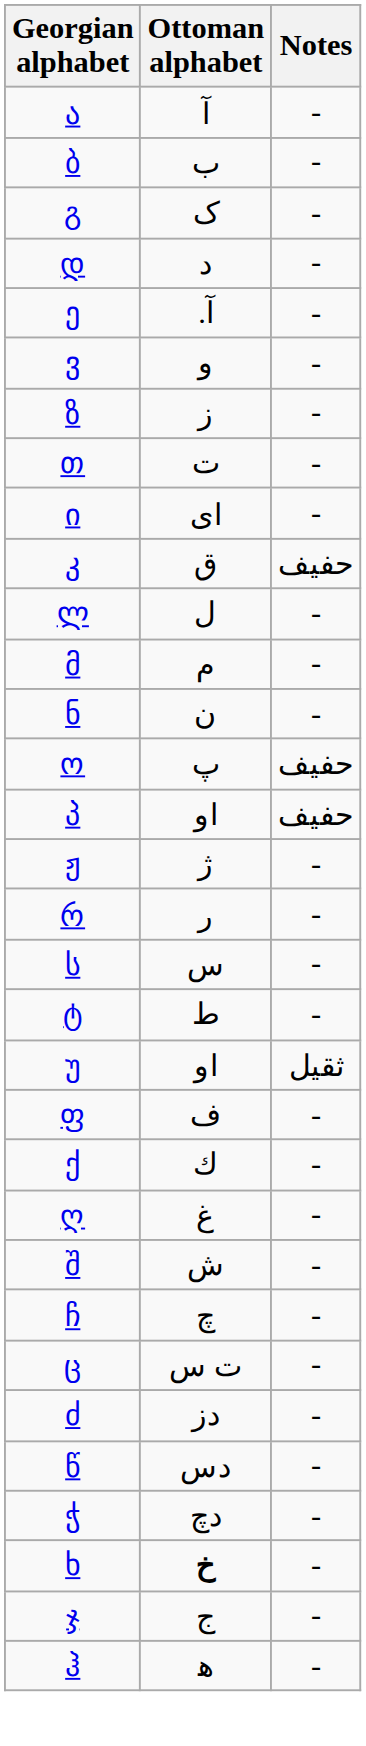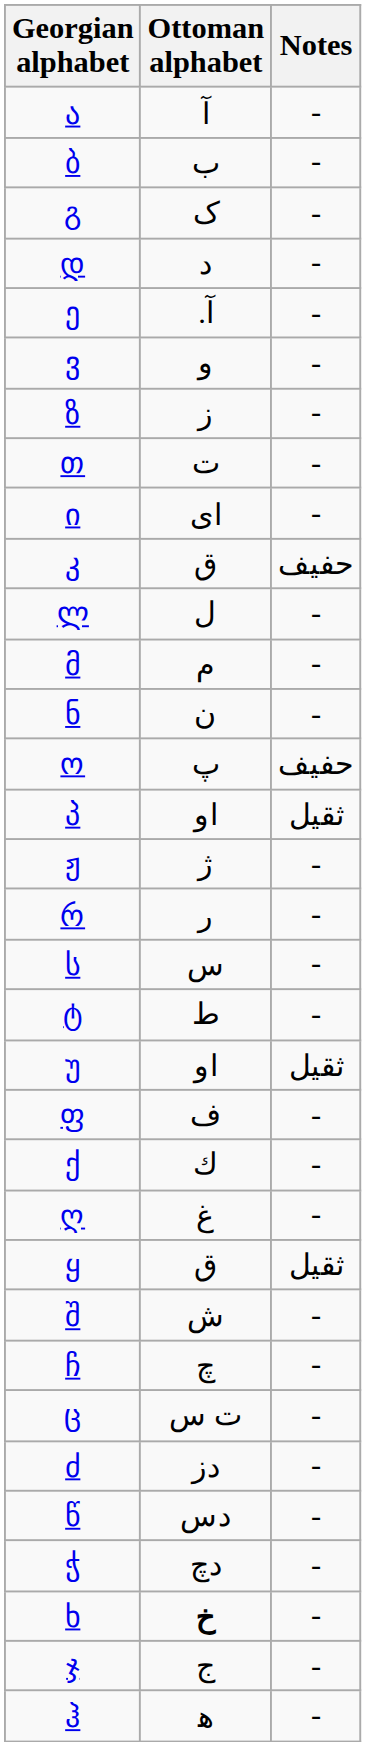(316, 814) حفیف -> (316, 814) ثقیل
+ row: (73, 1265)
